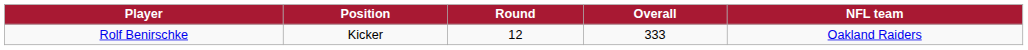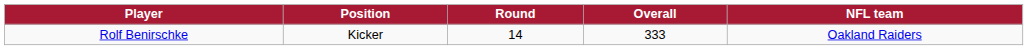(515, 34) 12 -> (515, 34) 14
